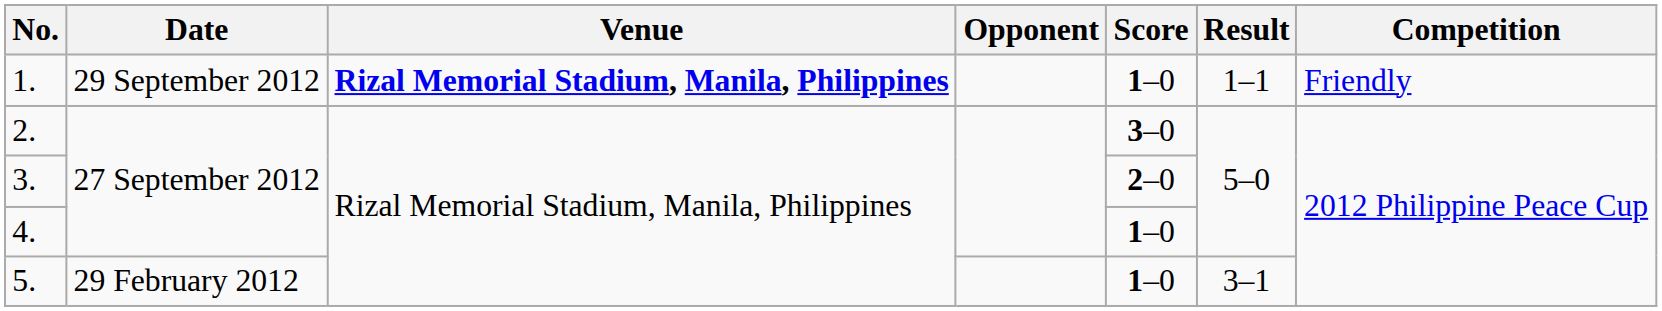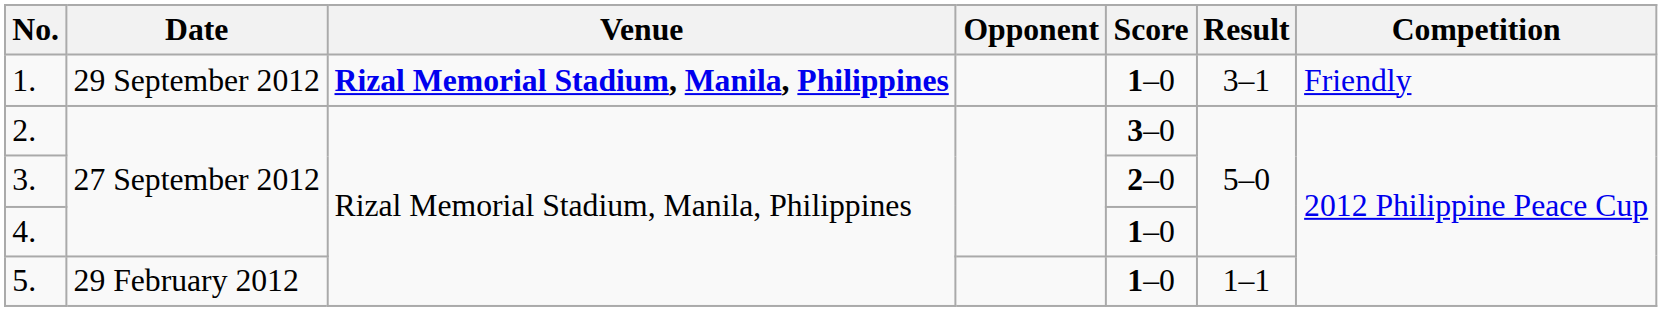(1246, 79) 1–1 -> (1246, 79) 3–1
(1246, 280) 3–1 -> (1246, 280) 1–1
